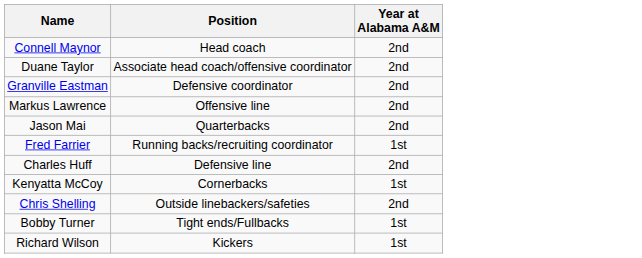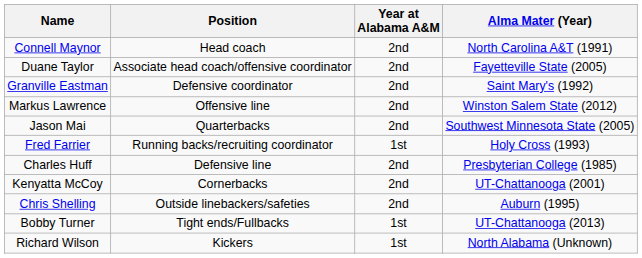+ column: (540, 21)
(399, 184) 1st -> (399, 184) 2nd
